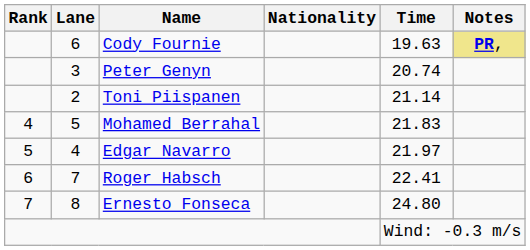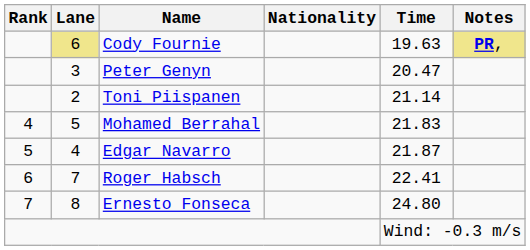(75, 45) no background -> (75, 45) khaki background
(416, 71) 20.74 -> (416, 71) 20.47
(416, 151) 21.97 -> (416, 151) 21.87
